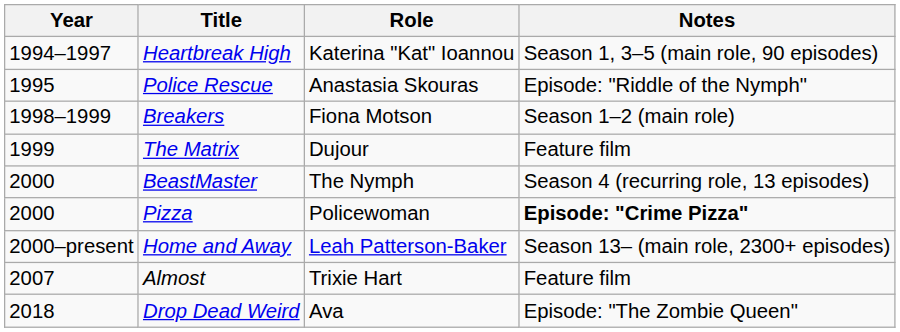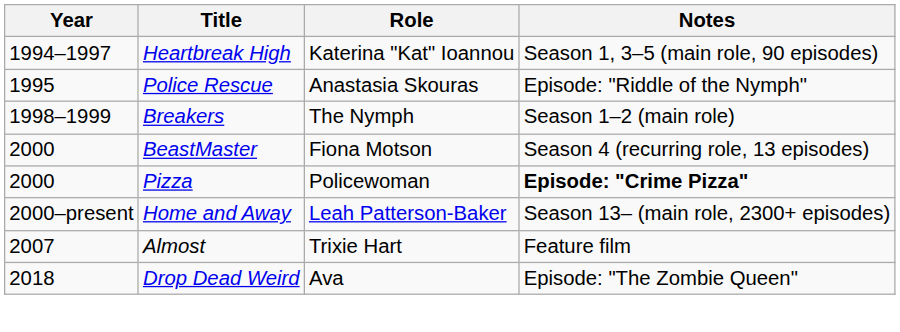(370, 117) Fiona Motson -> (361, 117) The Nymph
- row: (191, 149)
(361, 181) The Nymph -> (370, 149) Fiona Motson
